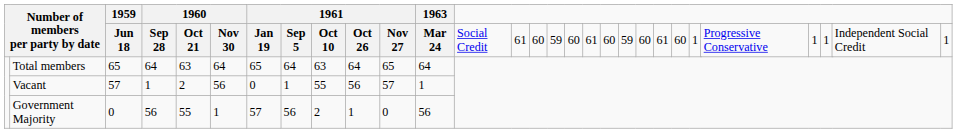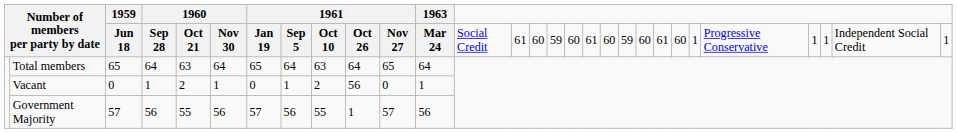(114, 85) 57 -> (111, 85) 0
(219, 85) 56 -> (216, 85) 1
(320, 85) 55 -> (317, 85) 2
(388, 85) 57 -> (385, 85) 0
(111, 111) 0 -> (114, 111) 57
(216, 111) 1 -> (219, 111) 56
(317, 111) 2 -> (320, 111) 55
(385, 111) 0 -> (388, 111) 57
